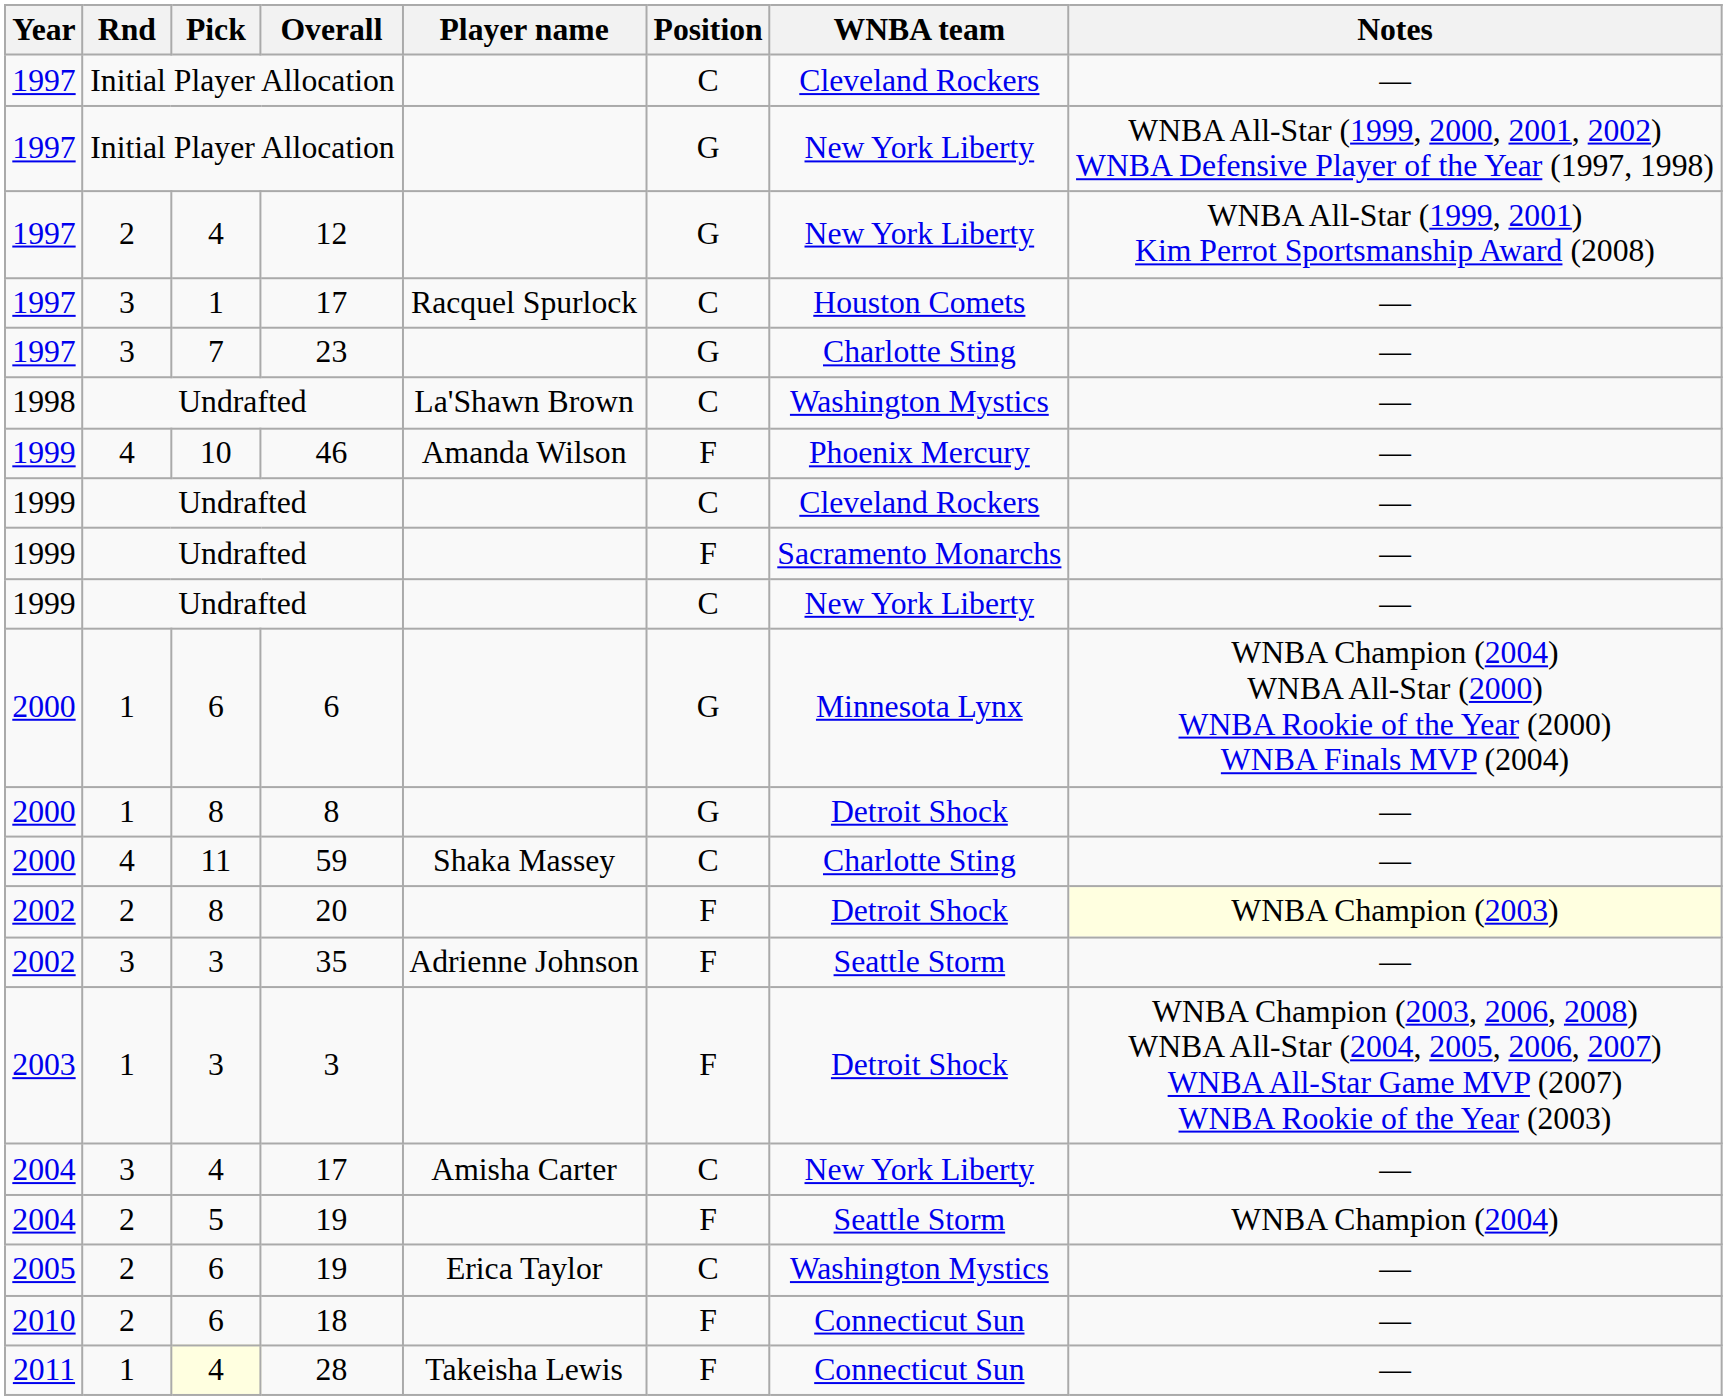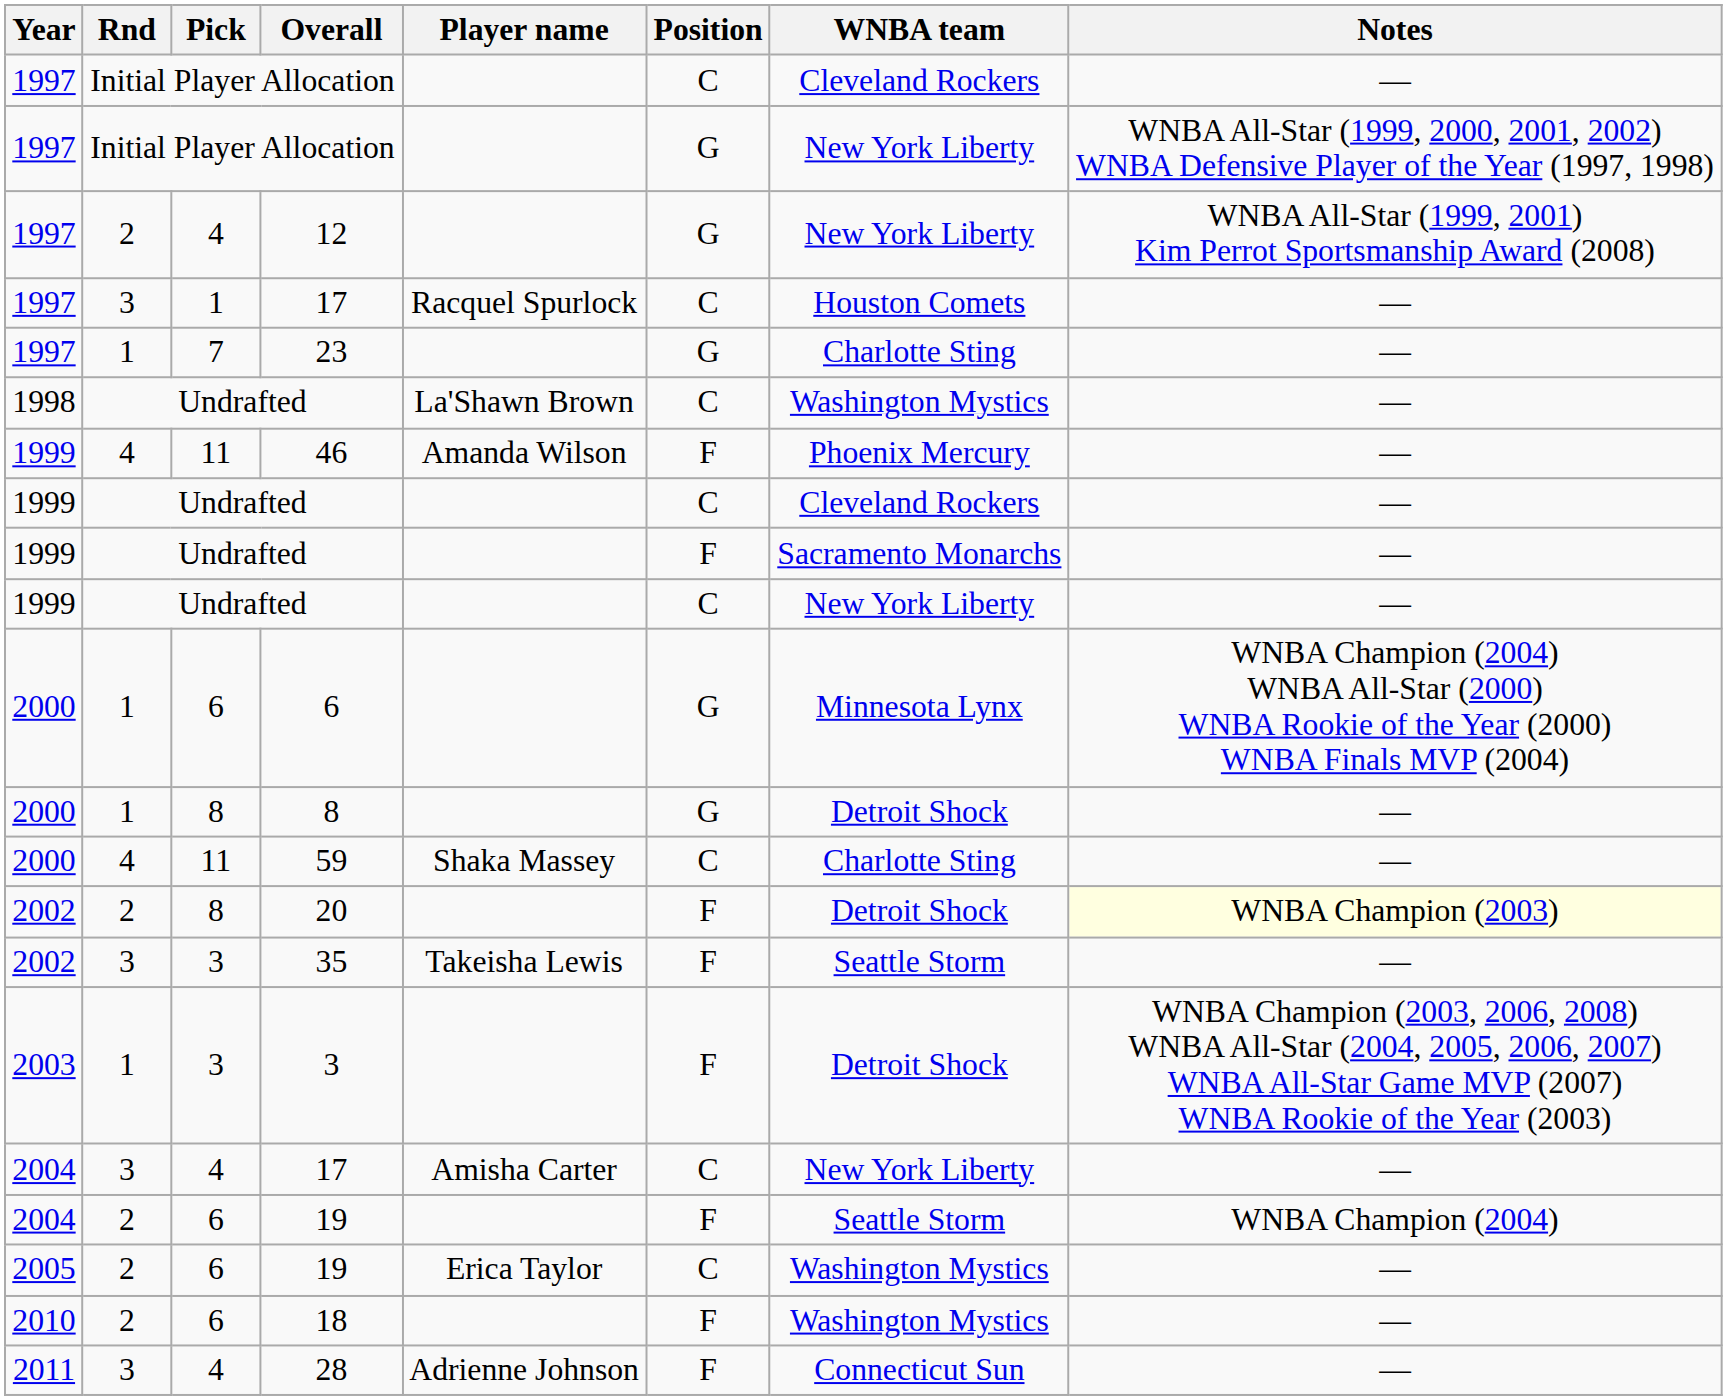(127, 352) 3 -> (127, 352) 1
(216, 452) 10 -> (216, 452) 11
(524, 961) Adrienne Johnson -> (524, 961) Takeisha Lewis
(216, 1219) 5 -> (216, 1219) 6
(919, 1319) Connecticut Sun -> (919, 1319) Washington Mystics
(127, 1369) 1 -> (127, 1369) 3
(216, 1369) lightyellow background -> (216, 1369) no background
(524, 1369) Takeisha Lewis -> (524, 1369) Adrienne Johnson
